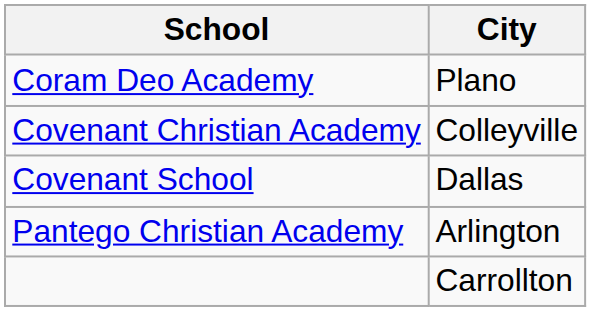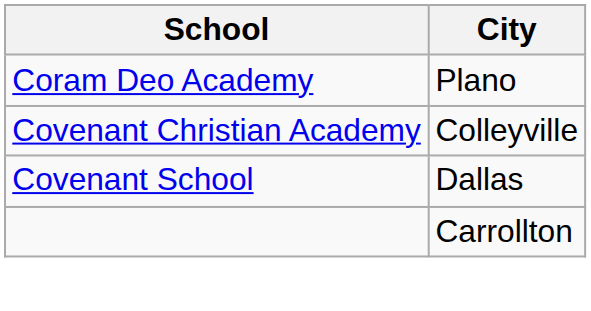- row: (208, 230)
